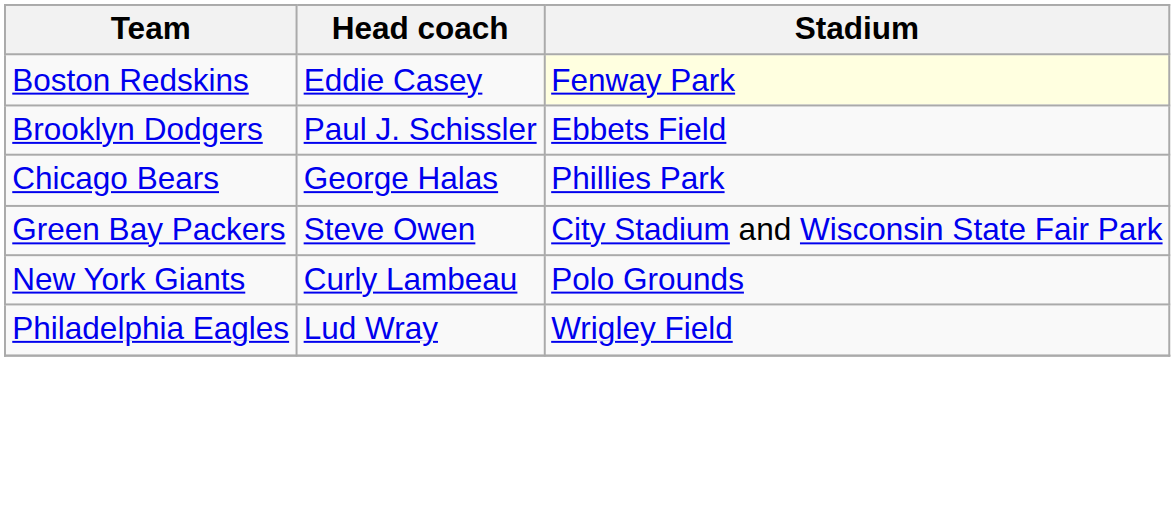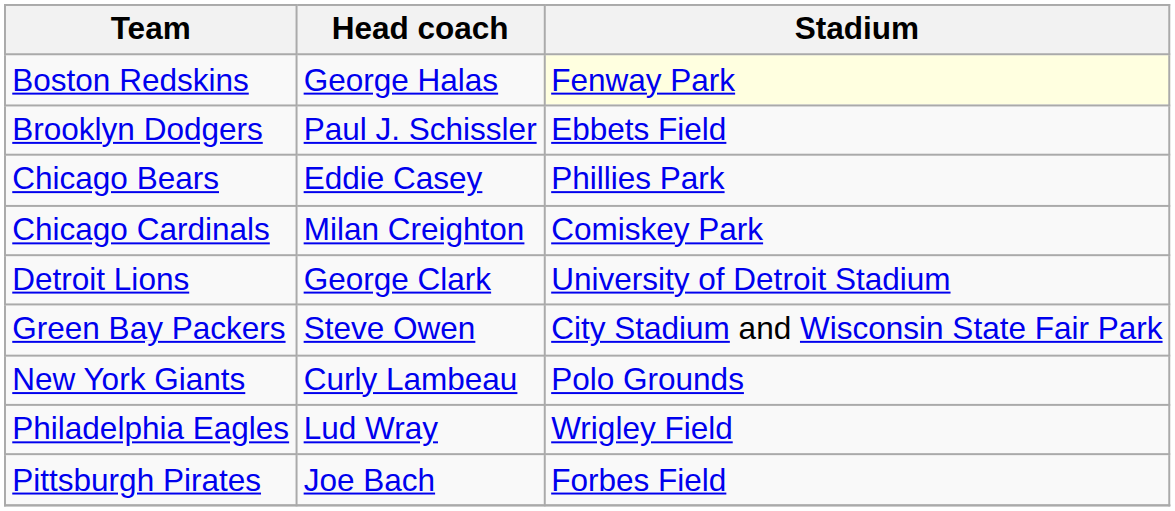(393, 79) Eddie Casey -> (401, 79) George Halas
(401, 179) George Halas -> (393, 179) Eddie Casey
+ row: (141, 229)
+ row: (101, 279)
+ row: (137, 479)
